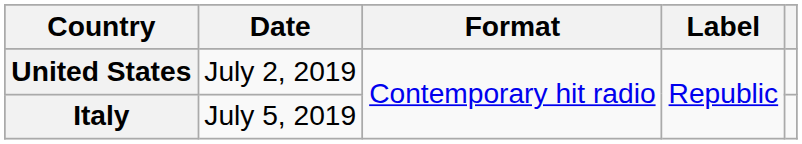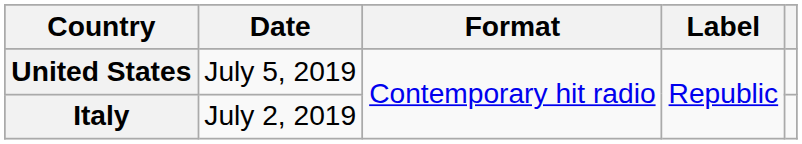(280, 71) July 2, 2019 -> (280, 71) July 5, 2019
(280, 116) July 5, 2019 -> (280, 116) July 2, 2019
